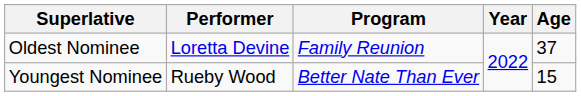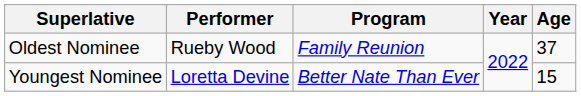(230, 47) Loretta Devine -> (223, 47) Rueby Wood
(223, 76) Rueby Wood -> (230, 76) Loretta Devine
